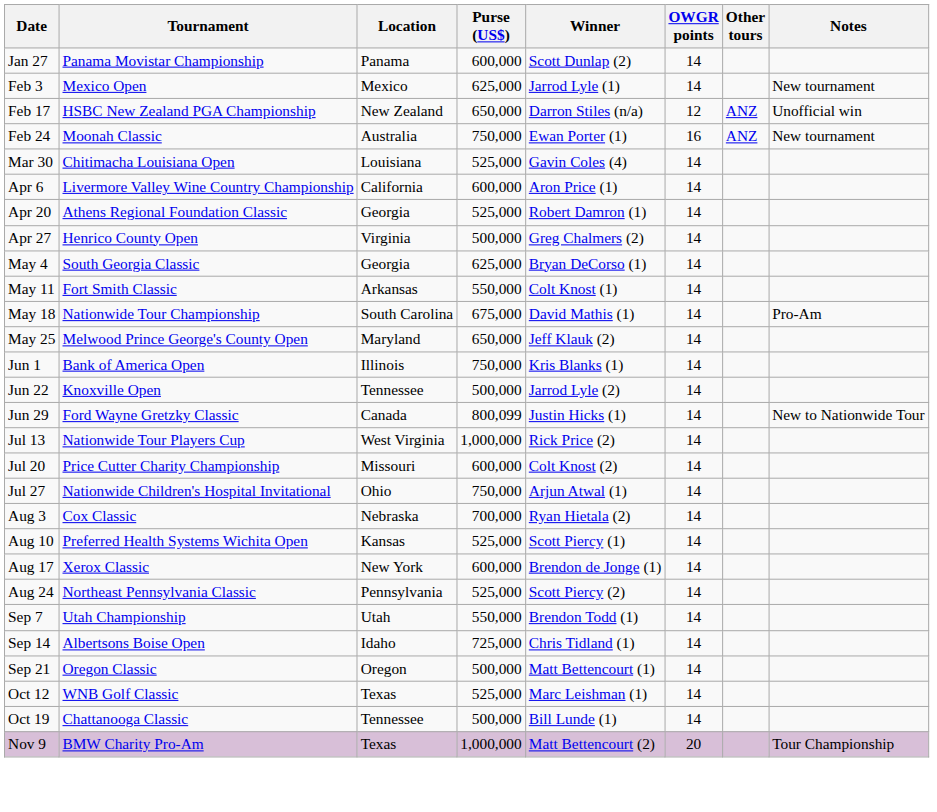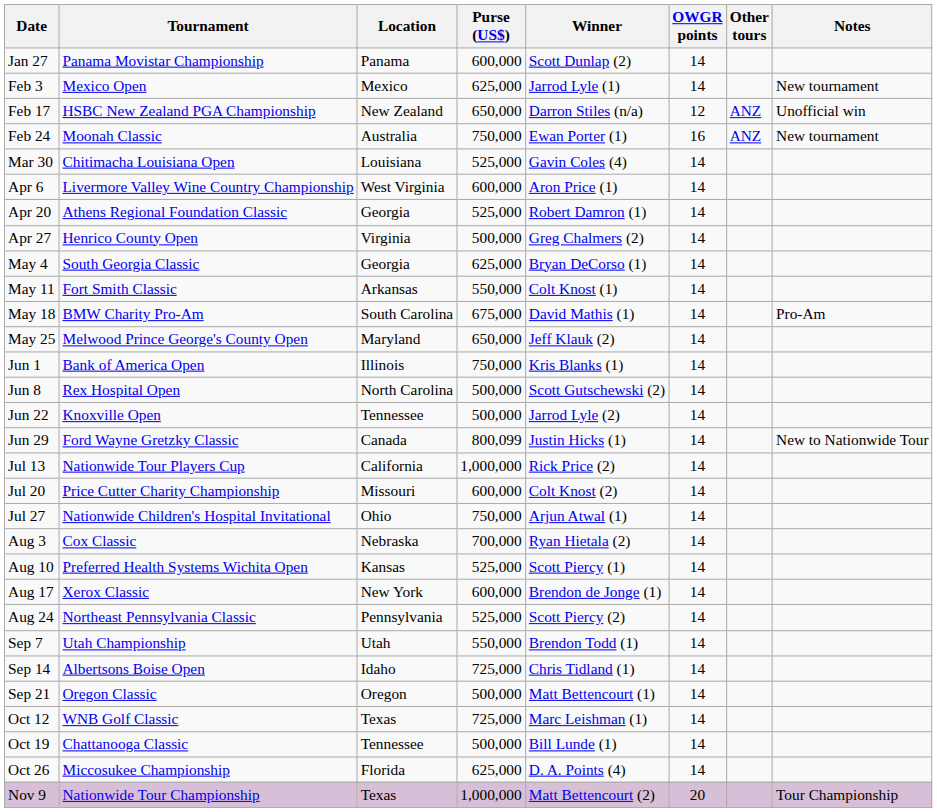(392, 187) California -> (403, 187) West Virginia
(161, 313) Nationwide Tour Championship -> (133, 313) BMW Charity Pro-Am
+ row: (24, 389)
(403, 440) West Virginia -> (392, 465) California
(497, 693) 525,000 -> (497, 718) 725,000
+ row: (29, 769)
(133, 744) BMW Charity Pro-Am -> (161, 794) Nationwide Tour Championship
